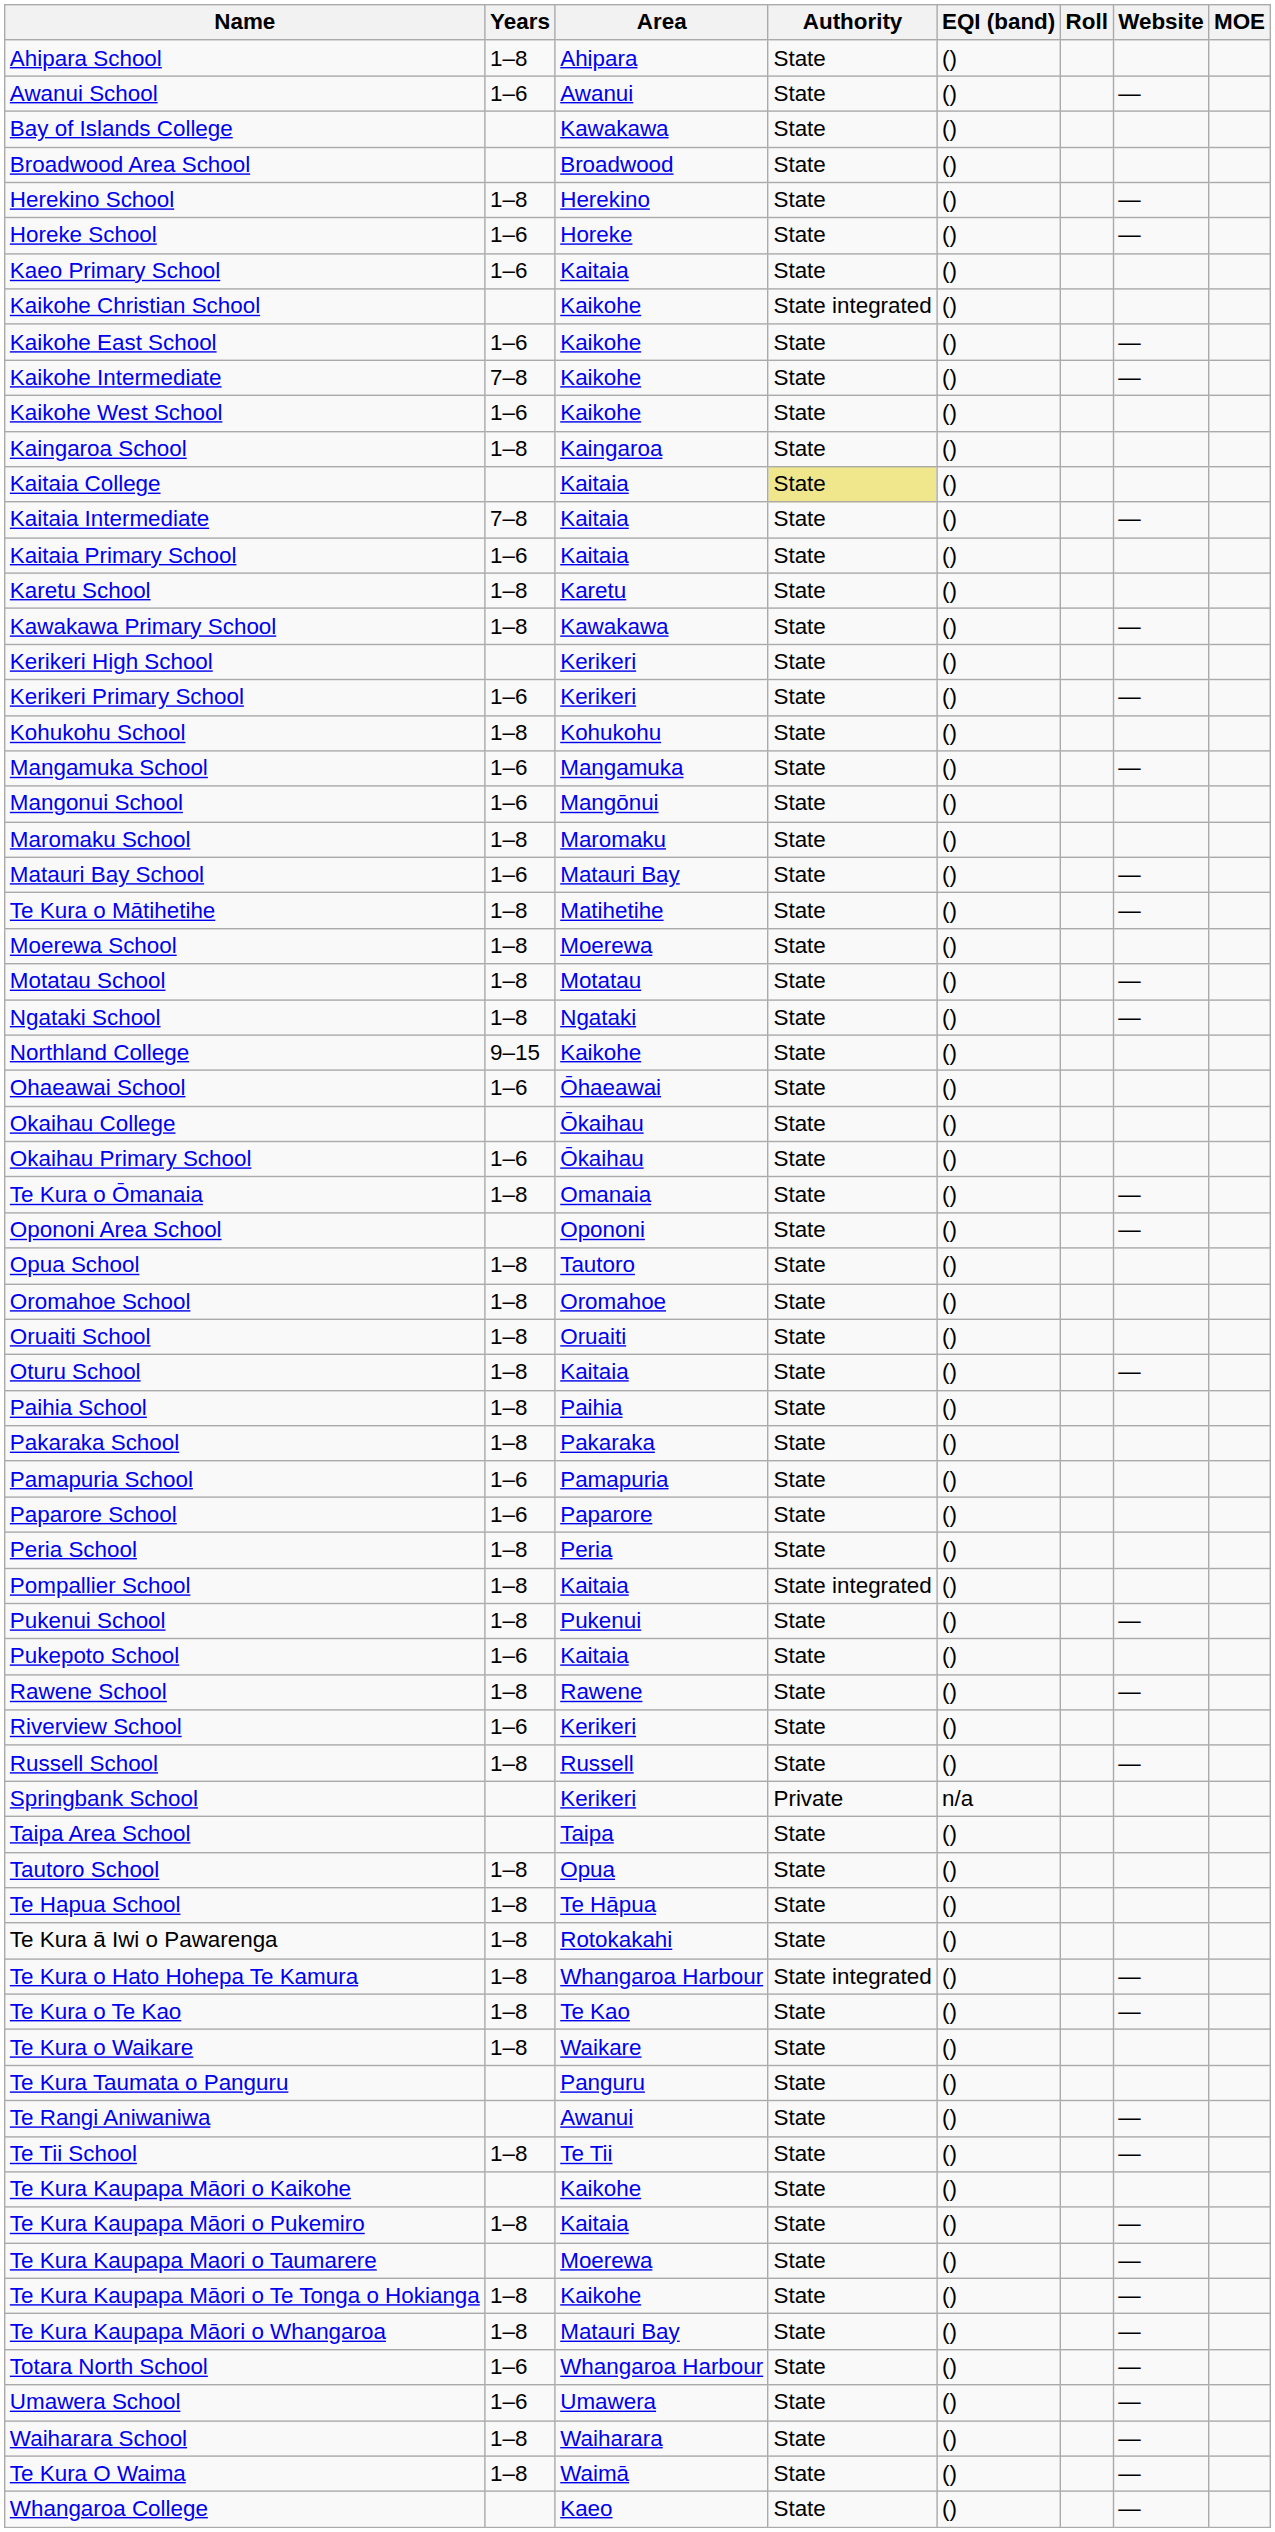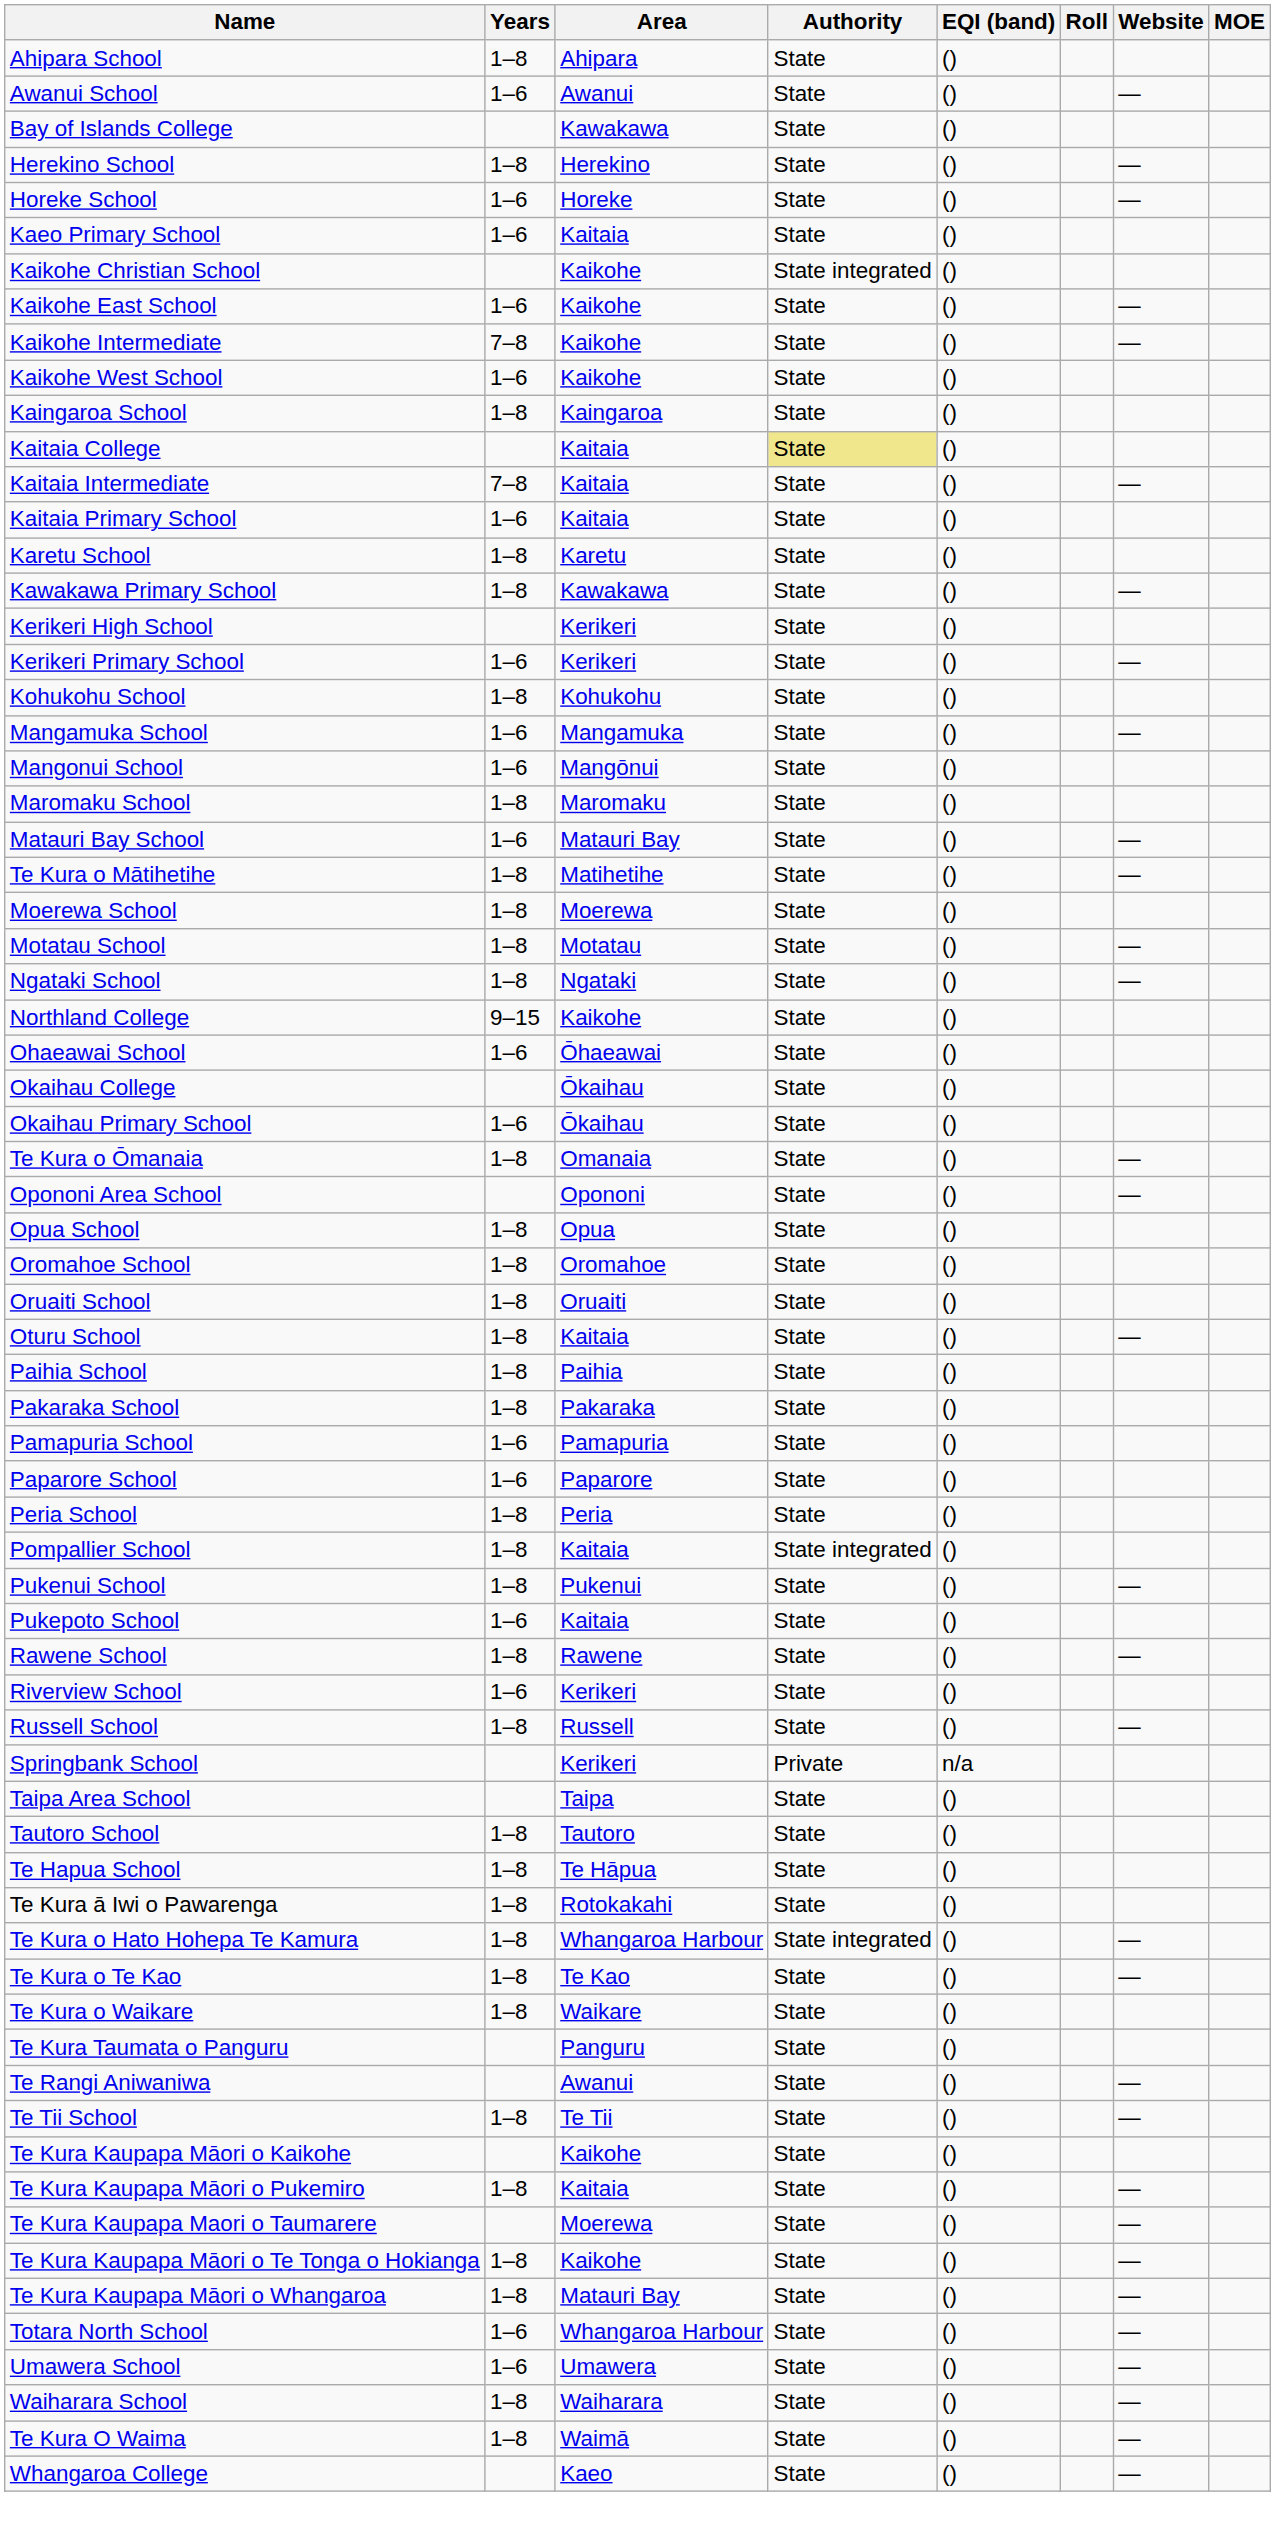- row: (130, 164)
(598, 1265) Tautoro -> (588, 1230) Opua
(588, 1869) Opua -> (598, 1834) Tautoro
